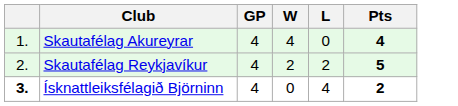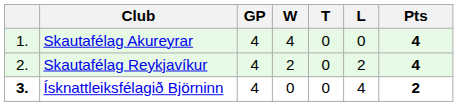+ column: (326, 16)
(380, 64) 5 -> (416, 64) 4
